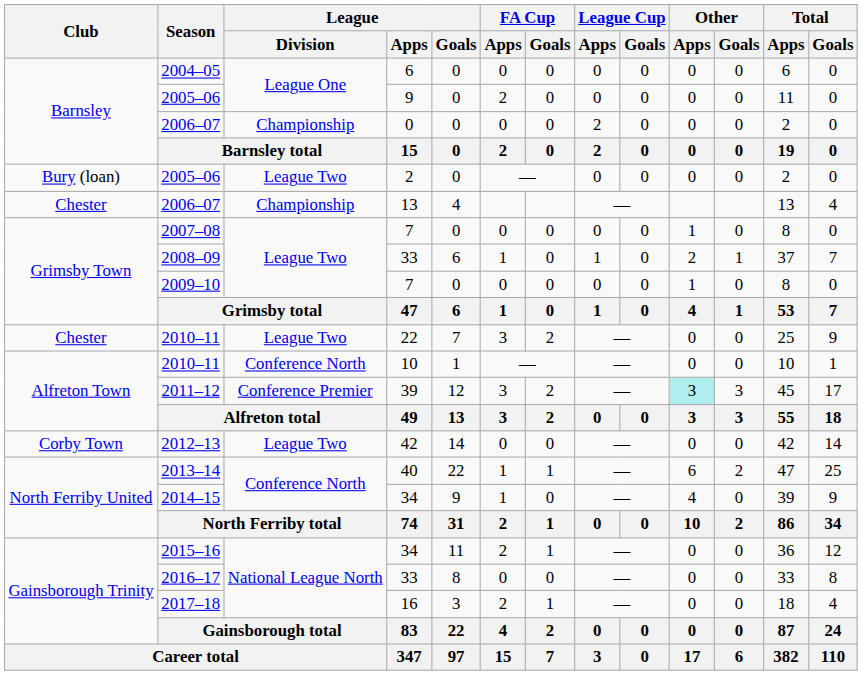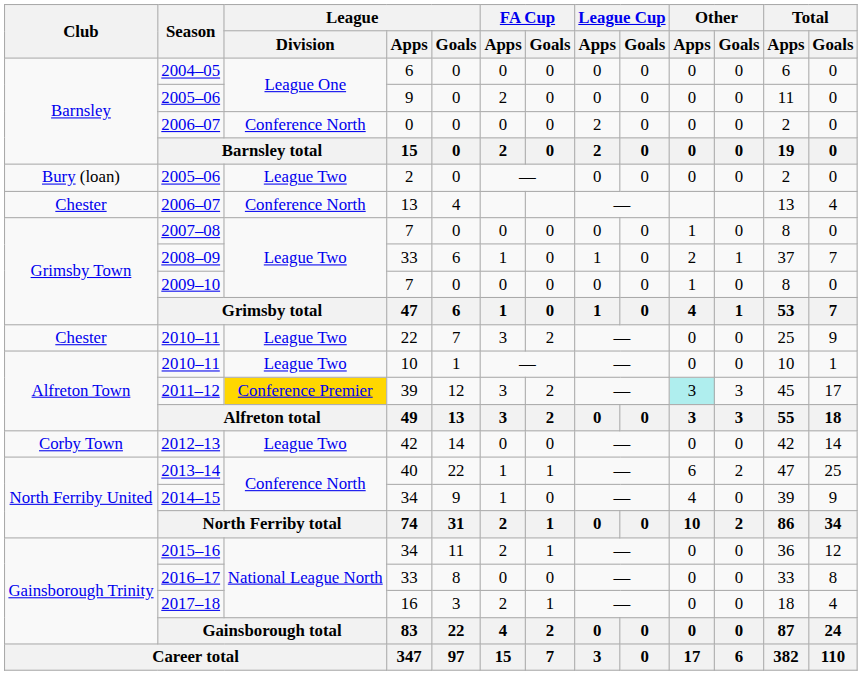(305, 124) Championship -> (305, 124) Conference North
(305, 204) Championship -> (305, 204) Conference North
(305, 364) Conference North -> (305, 364) League Two
(305, 390) no background -> (305, 390) gold background
